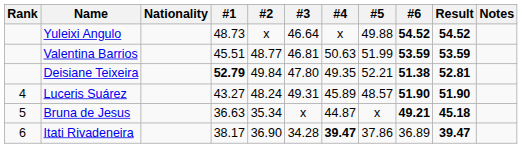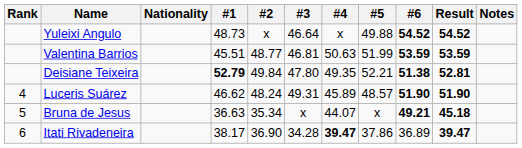(229, 93) 43.27 -> (229, 93) 46.62
(340, 113) 44.87 -> (340, 113) 44.07
